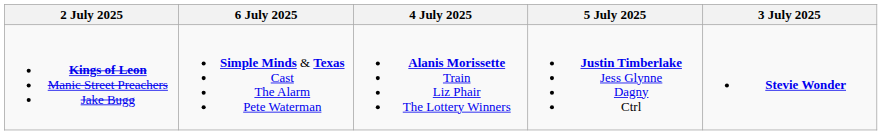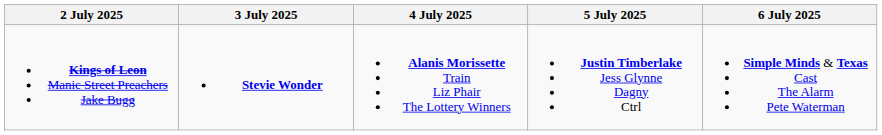columns swapped: (789, 14) <-> (266, 14)
